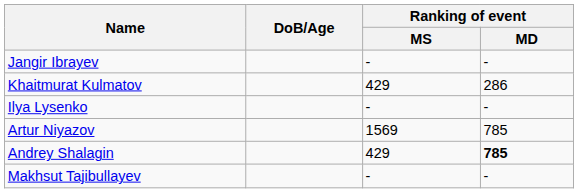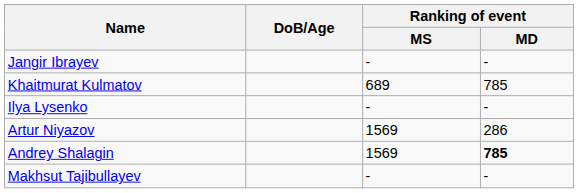(378, 85) 429 -> (378, 85) 689
(495, 85) 286 -> (495, 85) 785
(495, 130) 785 -> (495, 130) 286
(378, 153) 429 -> (382, 153) 1569
